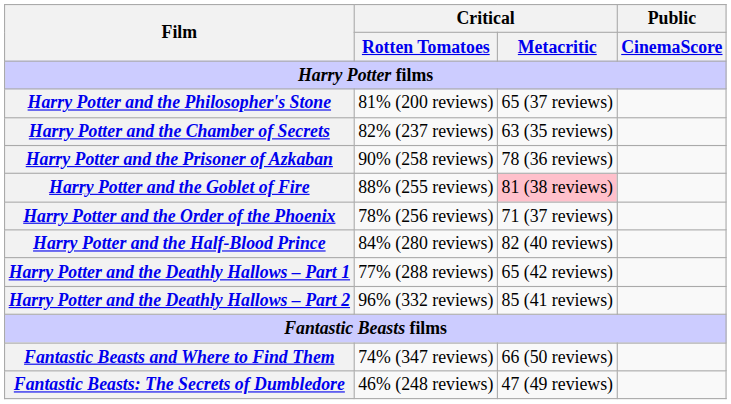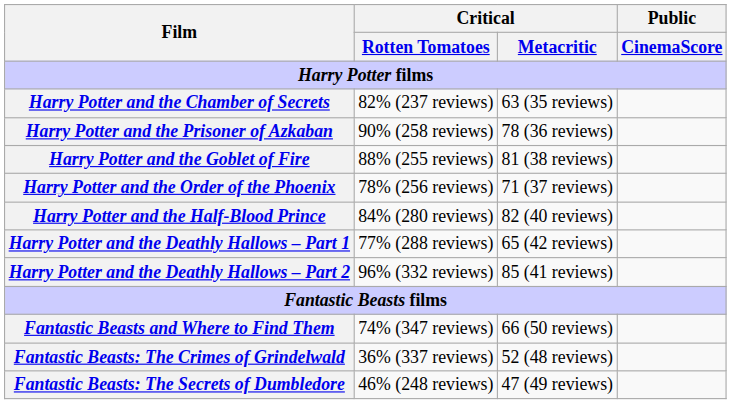- row: (179, 103)
(557, 187) pink background -> (557, 159) no background
+ row: (179, 356)
